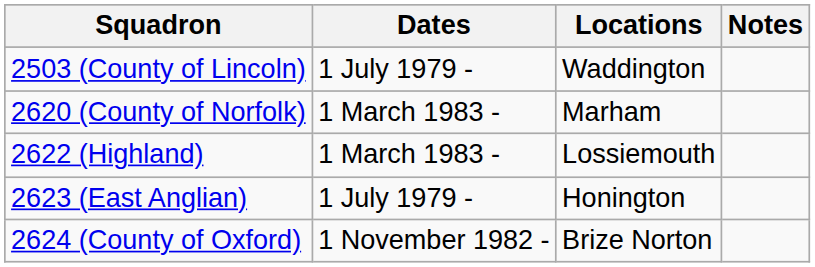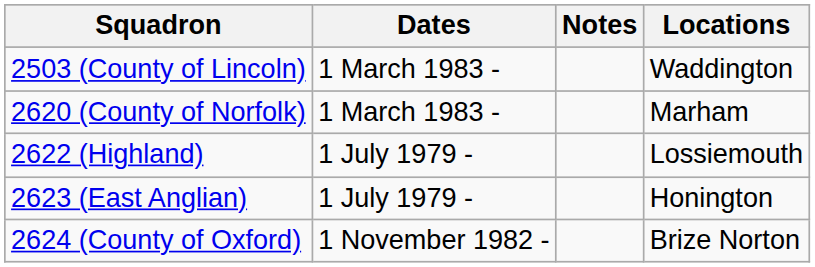columns swapped: (639, 25) <-> (765, 25)
(396, 68) 1 July 1979 - -> (409, 68) 1 March 1983 -
(409, 154) 1 March 1983 - -> (396, 154) 1 July 1979 -
